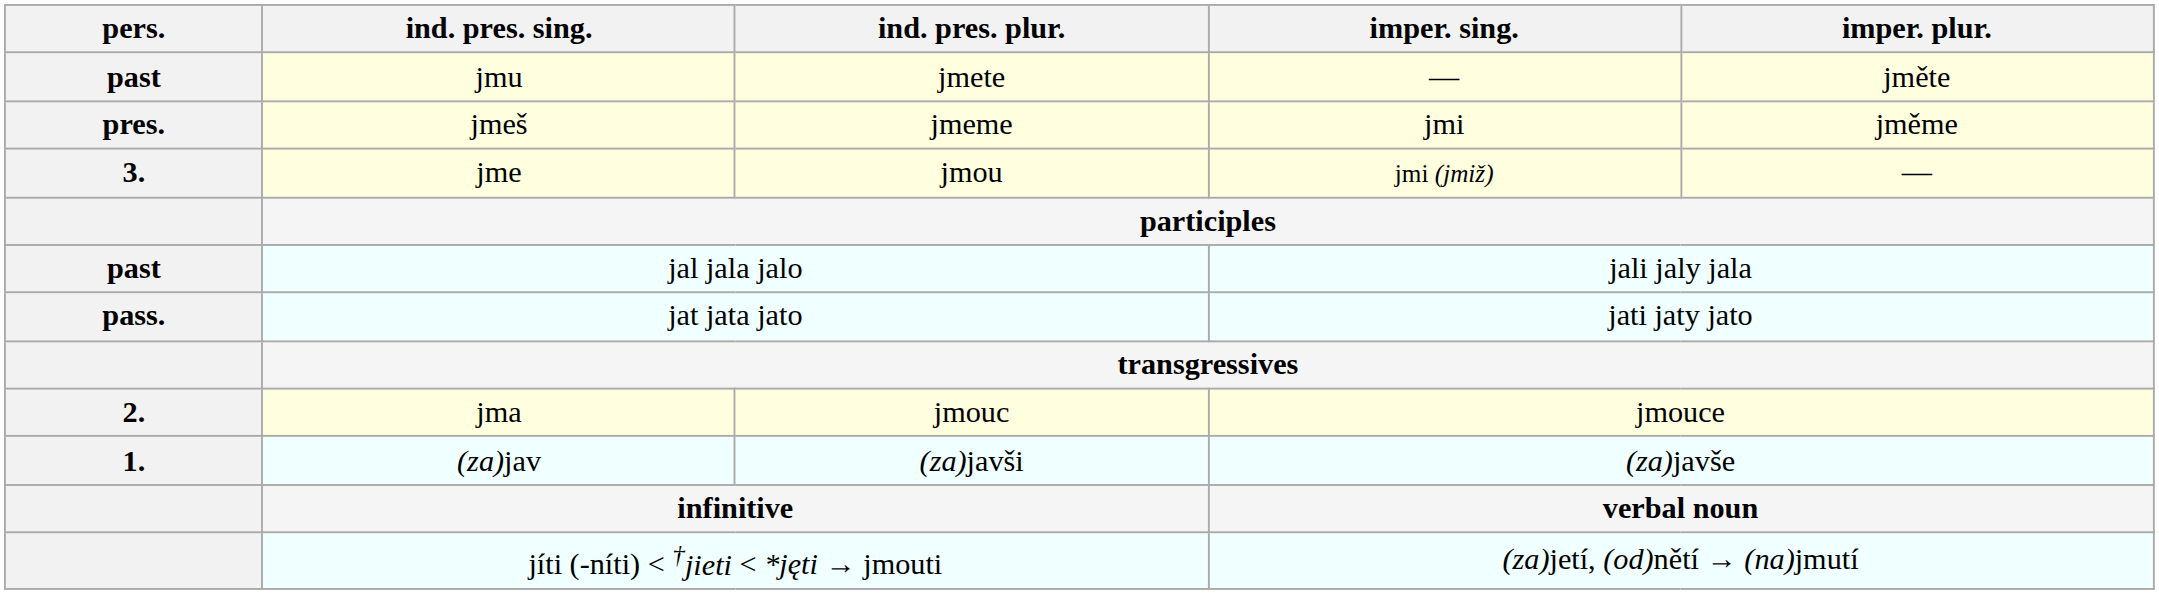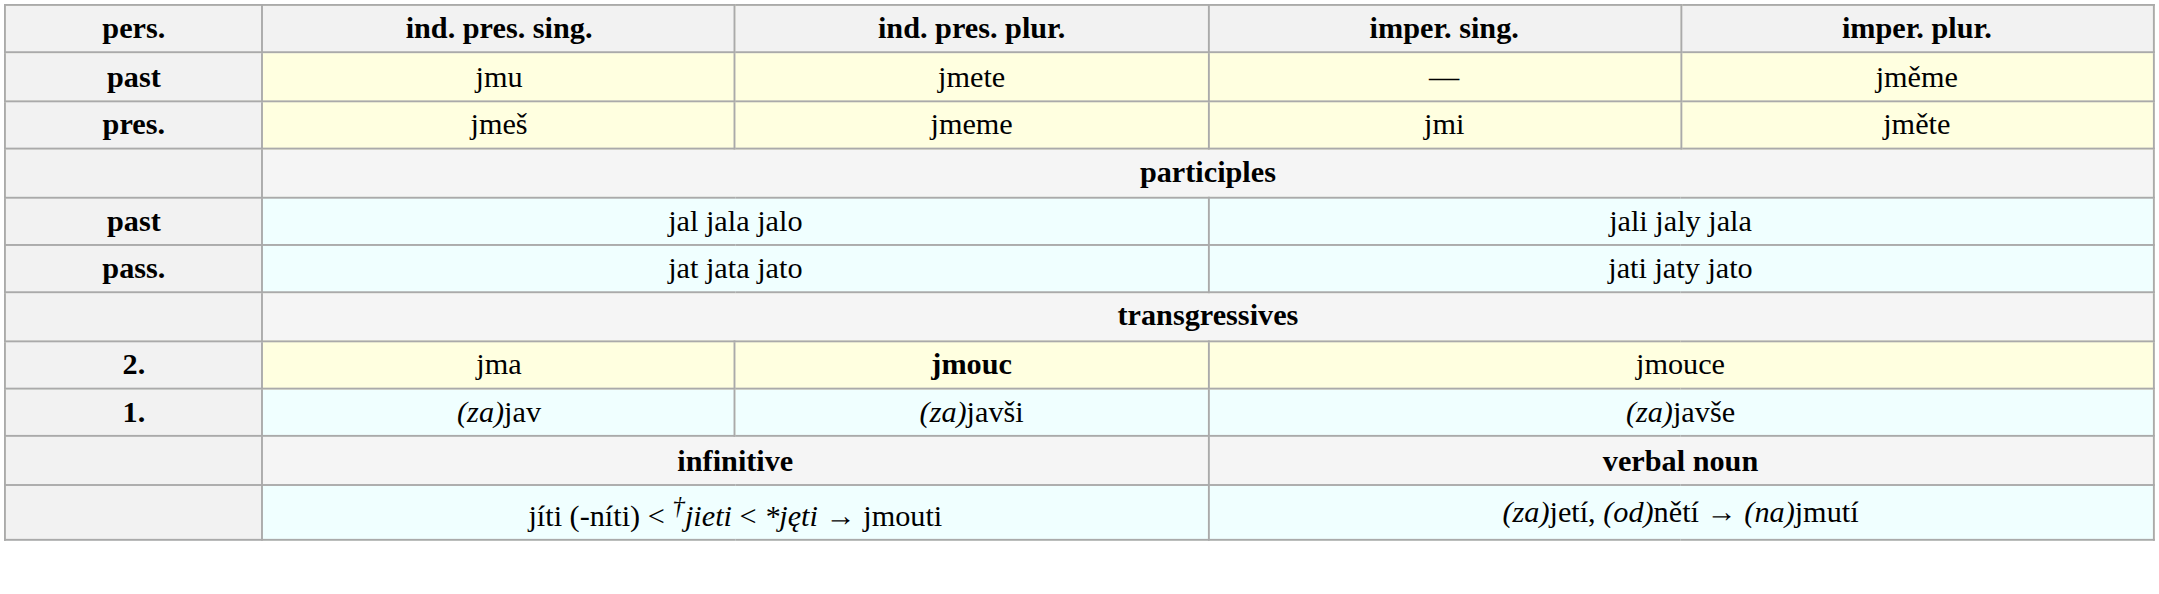(1917, 76) jměte -> (1917, 76) jměme
(1917, 124) jměme -> (1917, 124) jměte
- row: (499, 172)
(972, 412) normal -> (972, 364) bold
